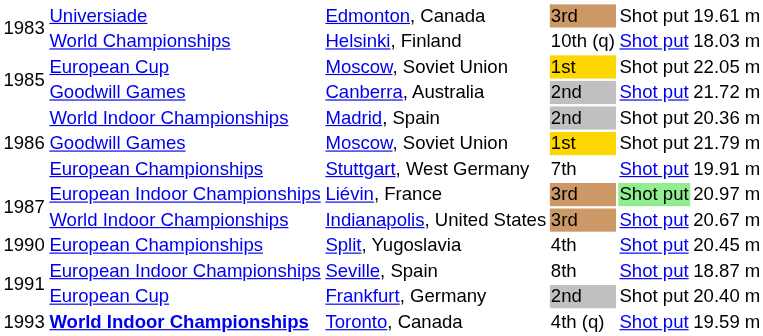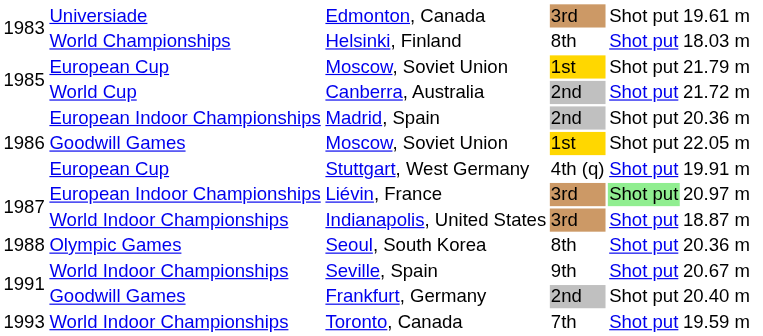(583, 41) 10th (q) -> (564, 41) 8th
(727, 66) 22.05 m -> (716, 66) 21.79 m
(117, 92) Goodwill Games -> (93, 92) World Cup
(169, 117) World Indoor Championships -> (185, 117) European Indoor Championships
(727, 143) 21.79 m -> (716, 143) 22.05 m
(156, 168) European Championships -> (109, 168) European Cup
(564, 168) 7th -> (578, 168) 4th (q)
(727, 220) 20.67 m -> (716, 220) 18.87 m
+ row: (24, 245)
- row: (24, 245)
(185, 271) European Indoor Championships -> (169, 271) World Indoor Championships
(564, 271) 8th -> (564, 271) 9th
(727, 271) 18.87 m -> (716, 271) 20.67 m
(109, 296) European Cup -> (117, 296) Goodwill Games
(179, 322) bold -> (169, 322) normal
(578, 322) 4th (q) -> (564, 322) 7th
